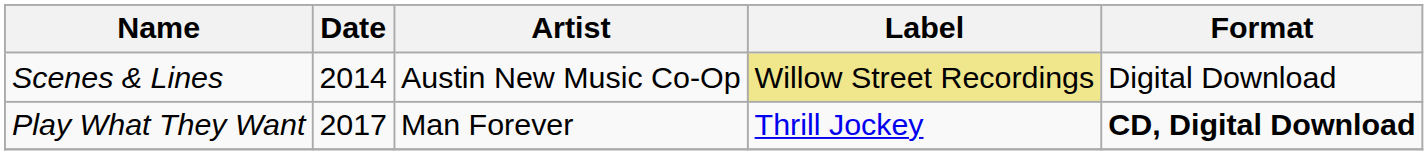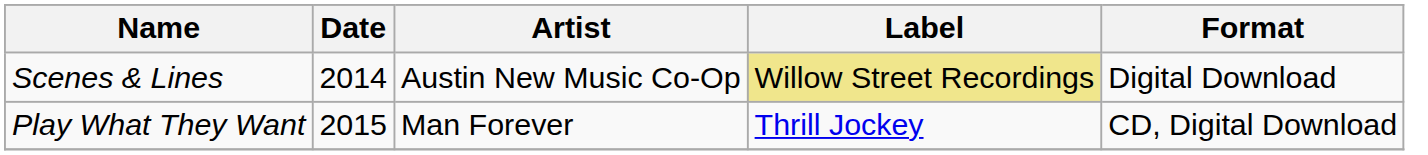(353, 125) 2017 -> (353, 125) 2015
(1262, 125) bold -> (1253, 125) normal
